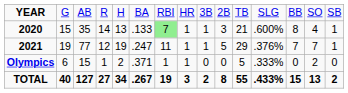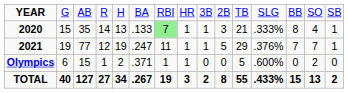(268, 29) .600% -> (268, 29) .333%
(268, 63) .333% -> (268, 63) .600%
